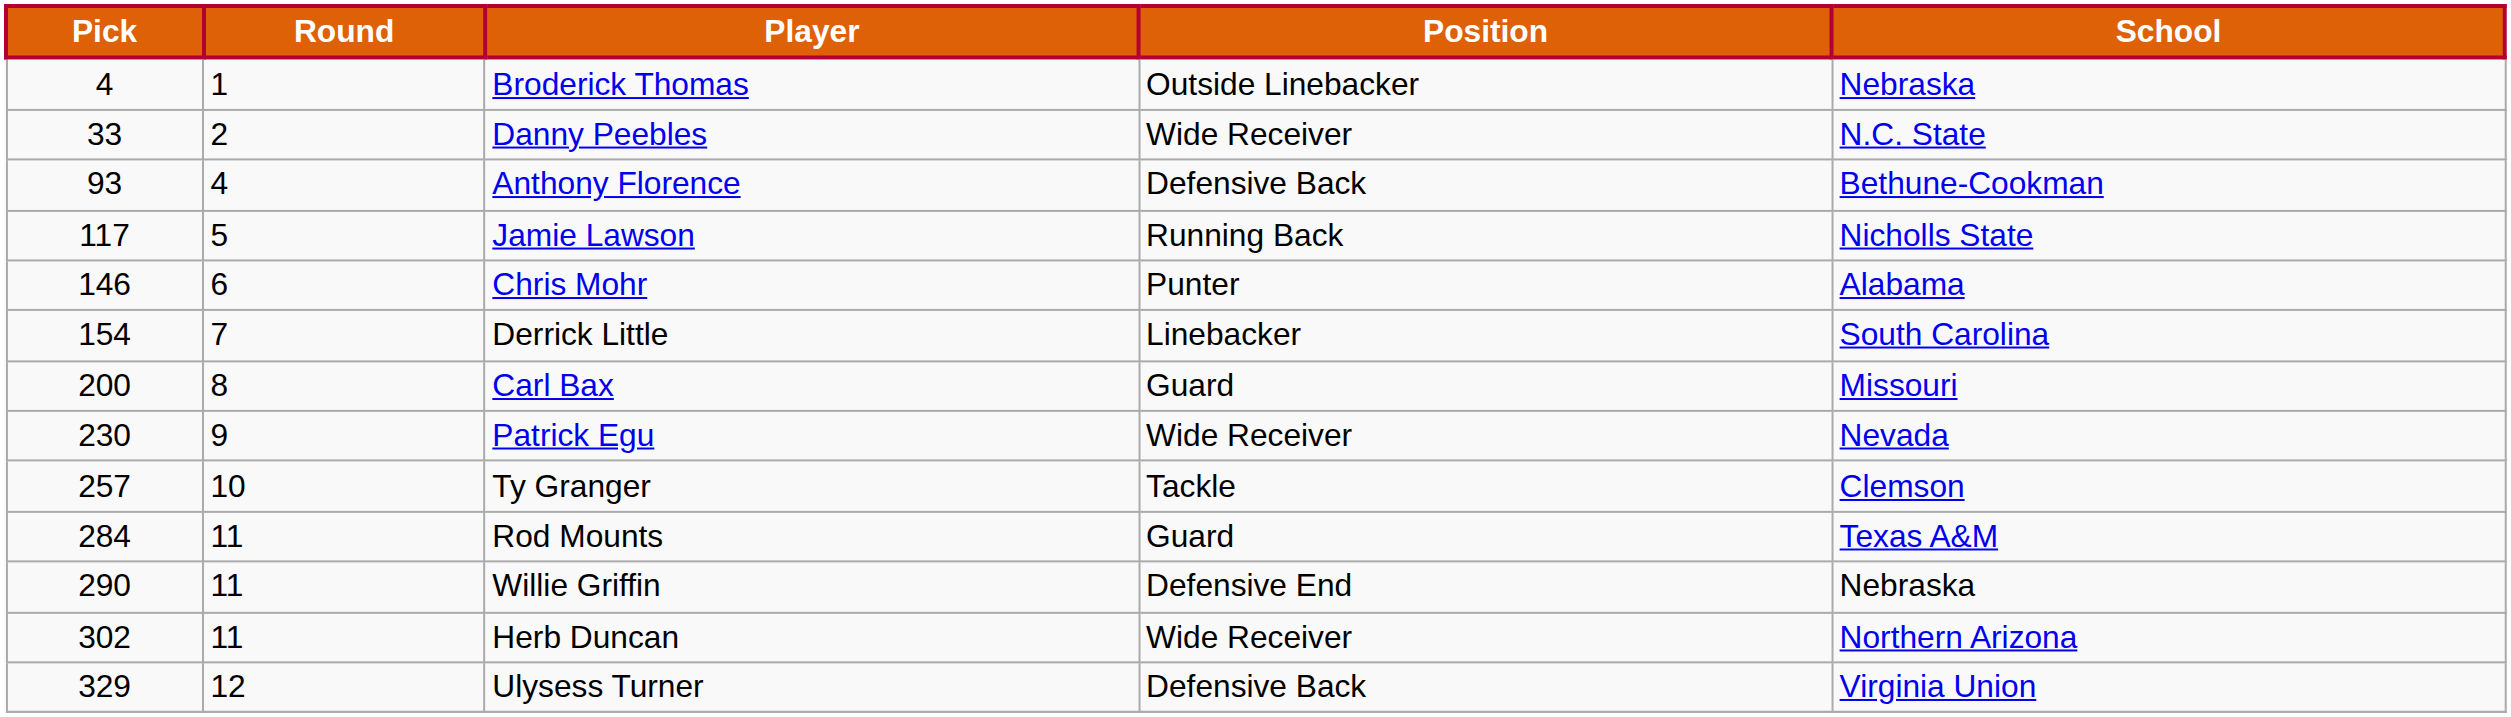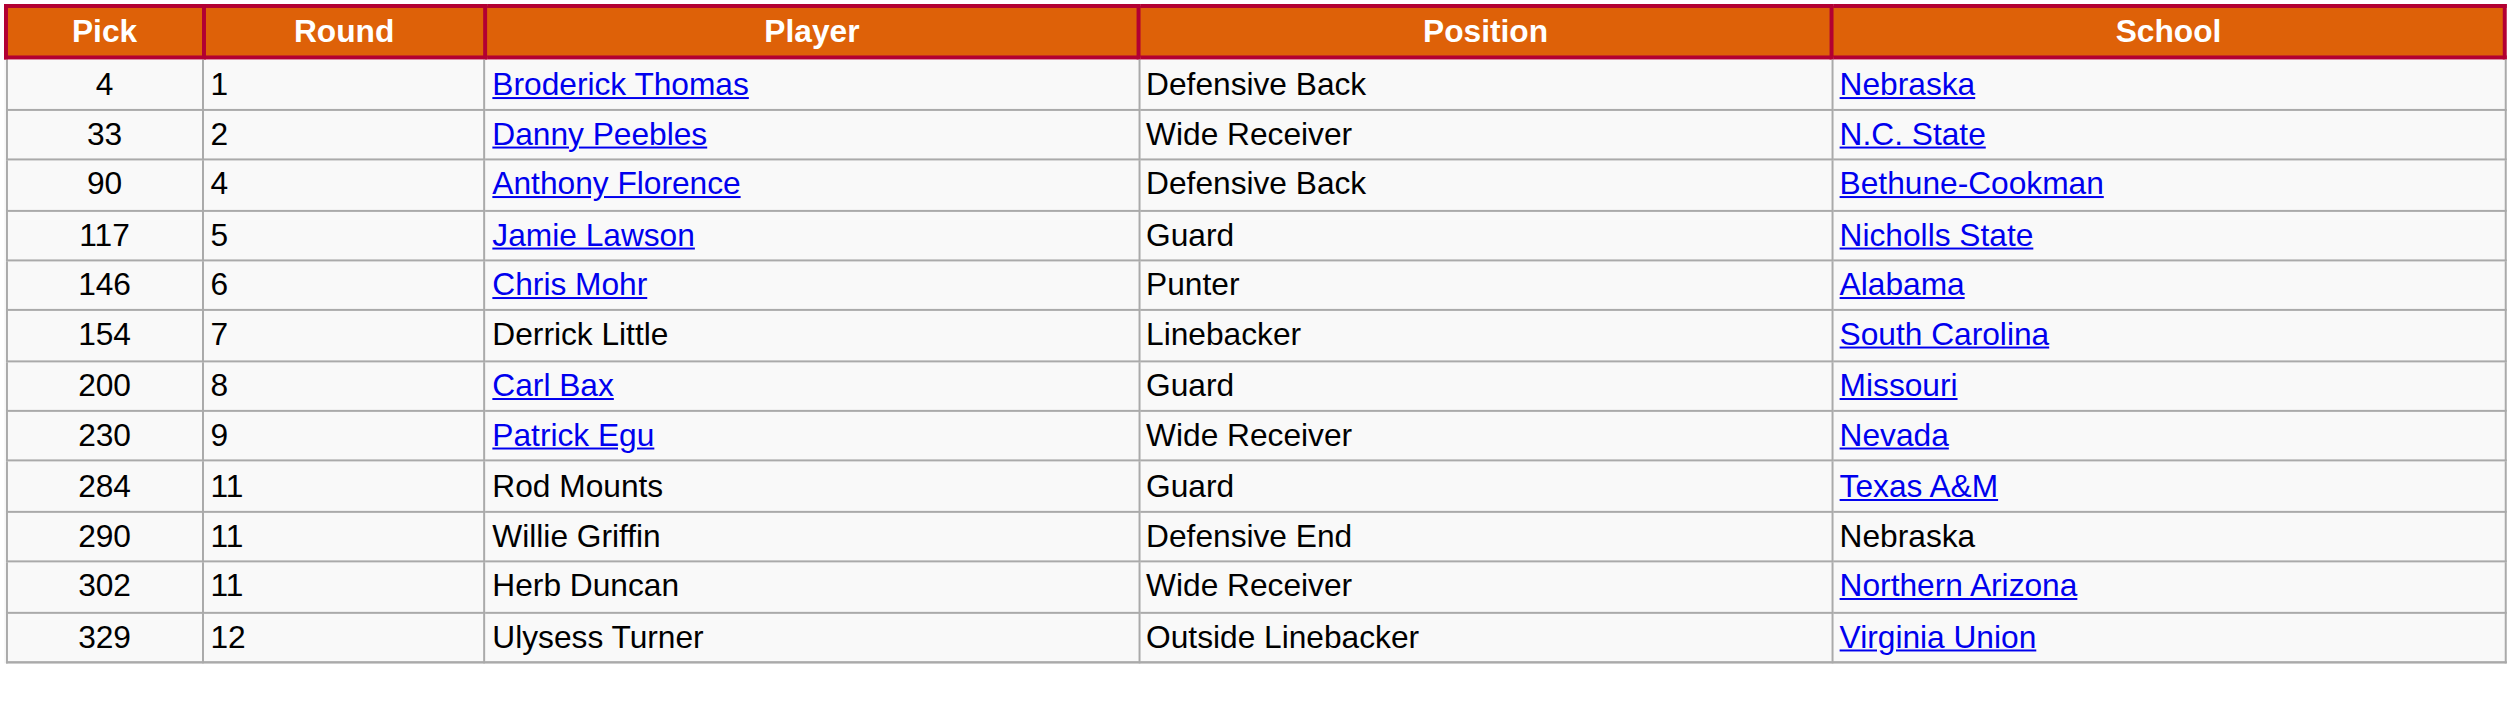(1283, 83) Outside Linebacker -> (1256, 83) Defensive Back
(105, 184) 93 -> (105, 184) 90
(1245, 234) Running Back -> (1190, 234) Guard
- row: (572, 485)
(1256, 686) Defensive Back -> (1283, 636) Outside Linebacker
